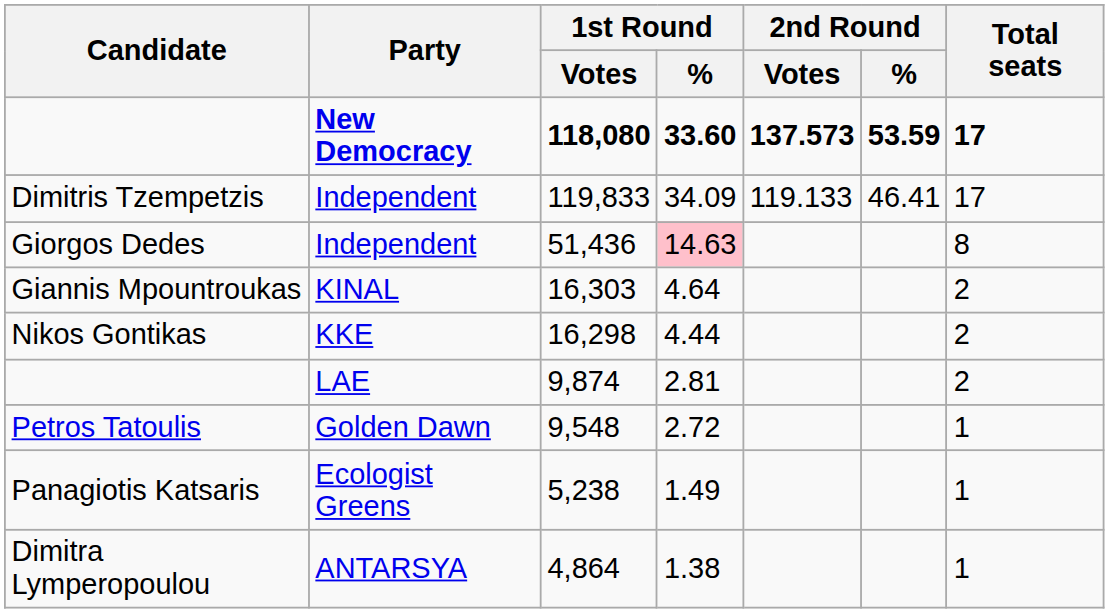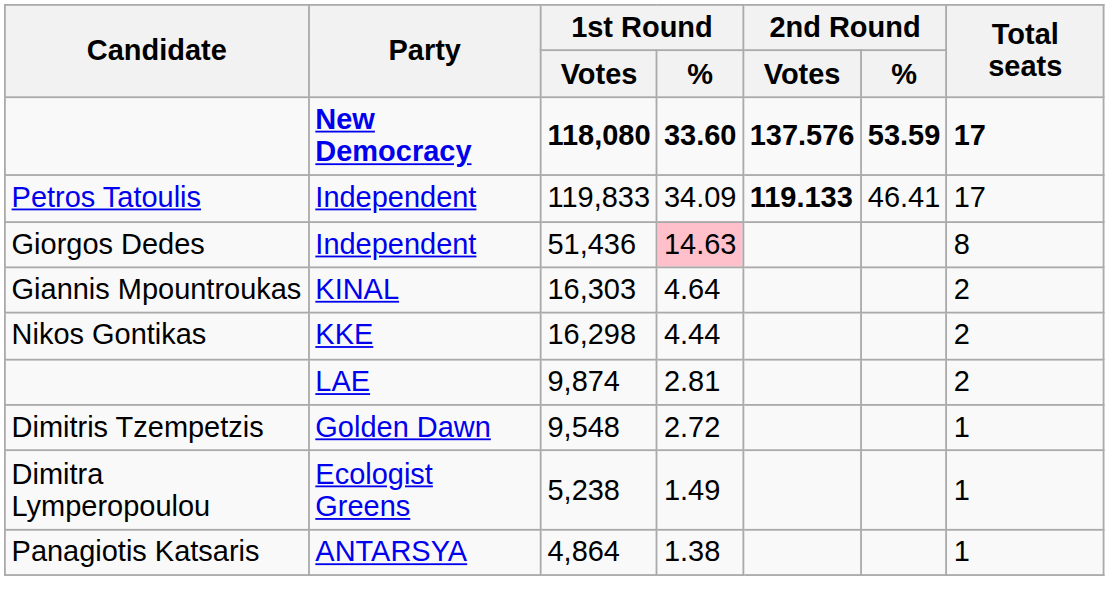(802, 135) 137.573 -> (802, 135) 137.576
(138, 197) Dimitris Tzempetzis -> (106, 197) Petros Tatoulis
(801, 197) normal -> (801, 197) bold
(106, 427) Petros Tatoulis -> (138, 427) Dimitris Tzempetzis
(136, 489) Panagiotis Katsaris -> (111, 489) Dimitra Lymperopoulou
(111, 568) Dimitra Lymperopoulou -> (136, 551) Panagiotis Katsaris
